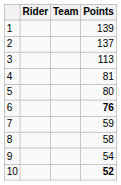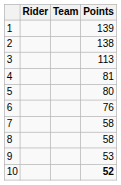(106, 44) 137 -> (106, 44) 138
(108, 108) bold -> (108, 108) normal
(108, 124) 59 -> (108, 124) 58
(108, 156) 54 -> (108, 156) 53
